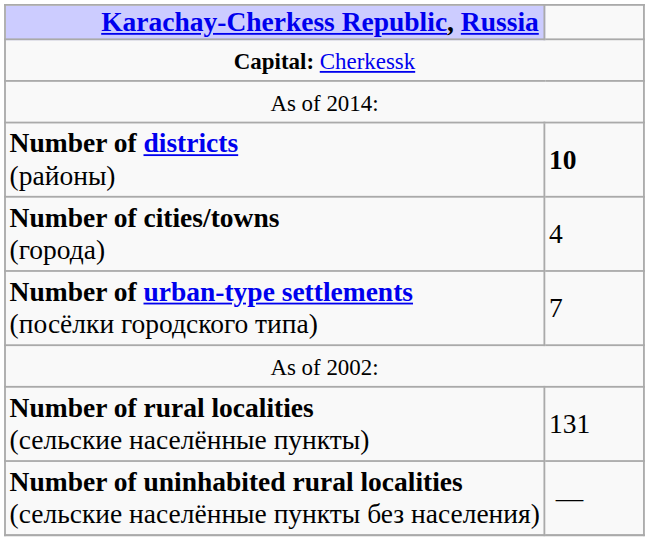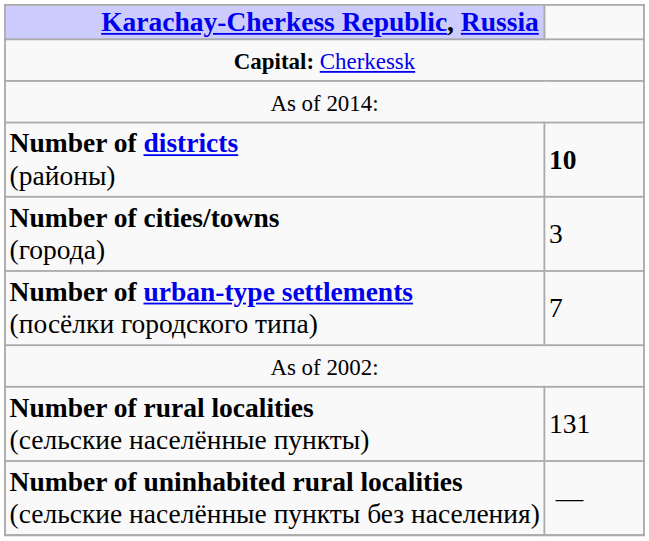(556, 233) 4 -> (556, 233) 3
